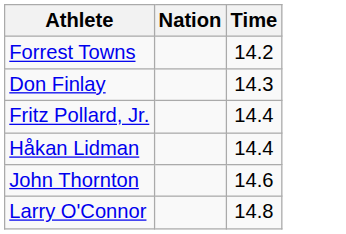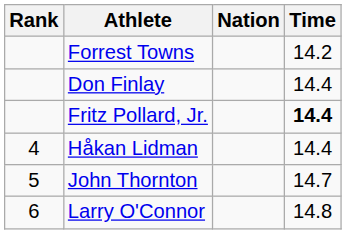+ column: (34, 20)
(254, 84) 14.3 -> (313, 84) 14.4
(254, 116) normal -> (313, 116) bold
(254, 180) 14.6 -> (313, 180) 14.7
